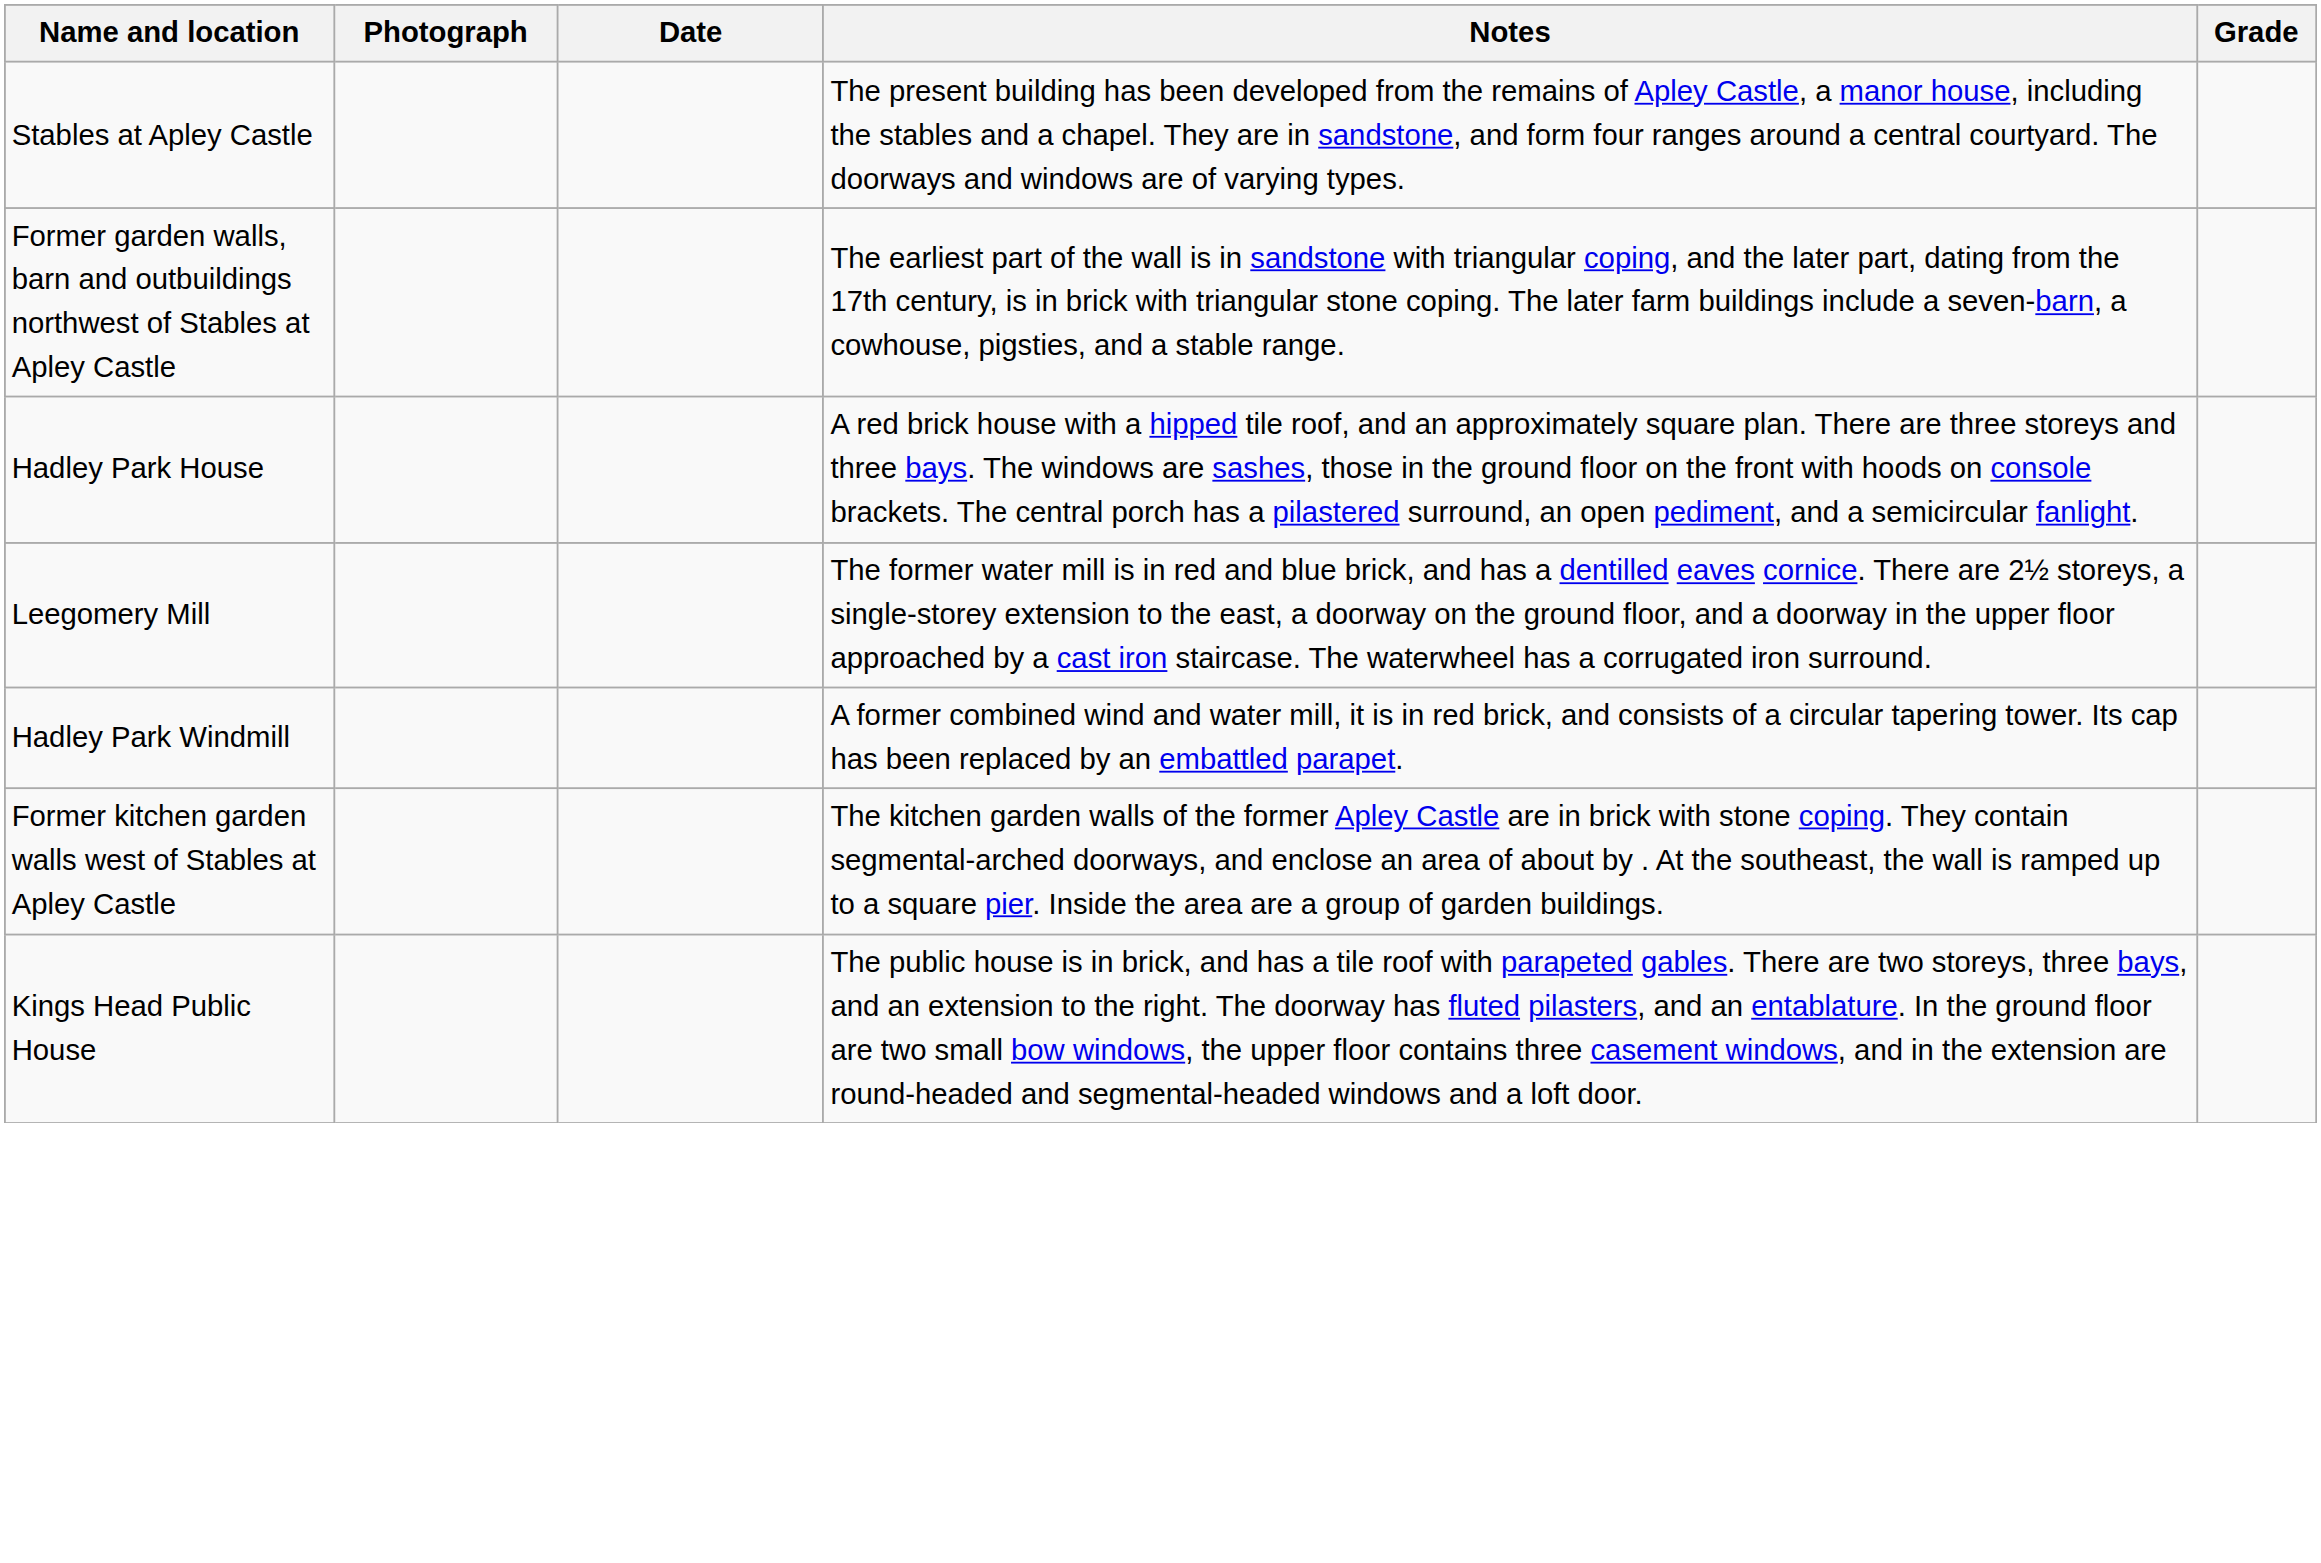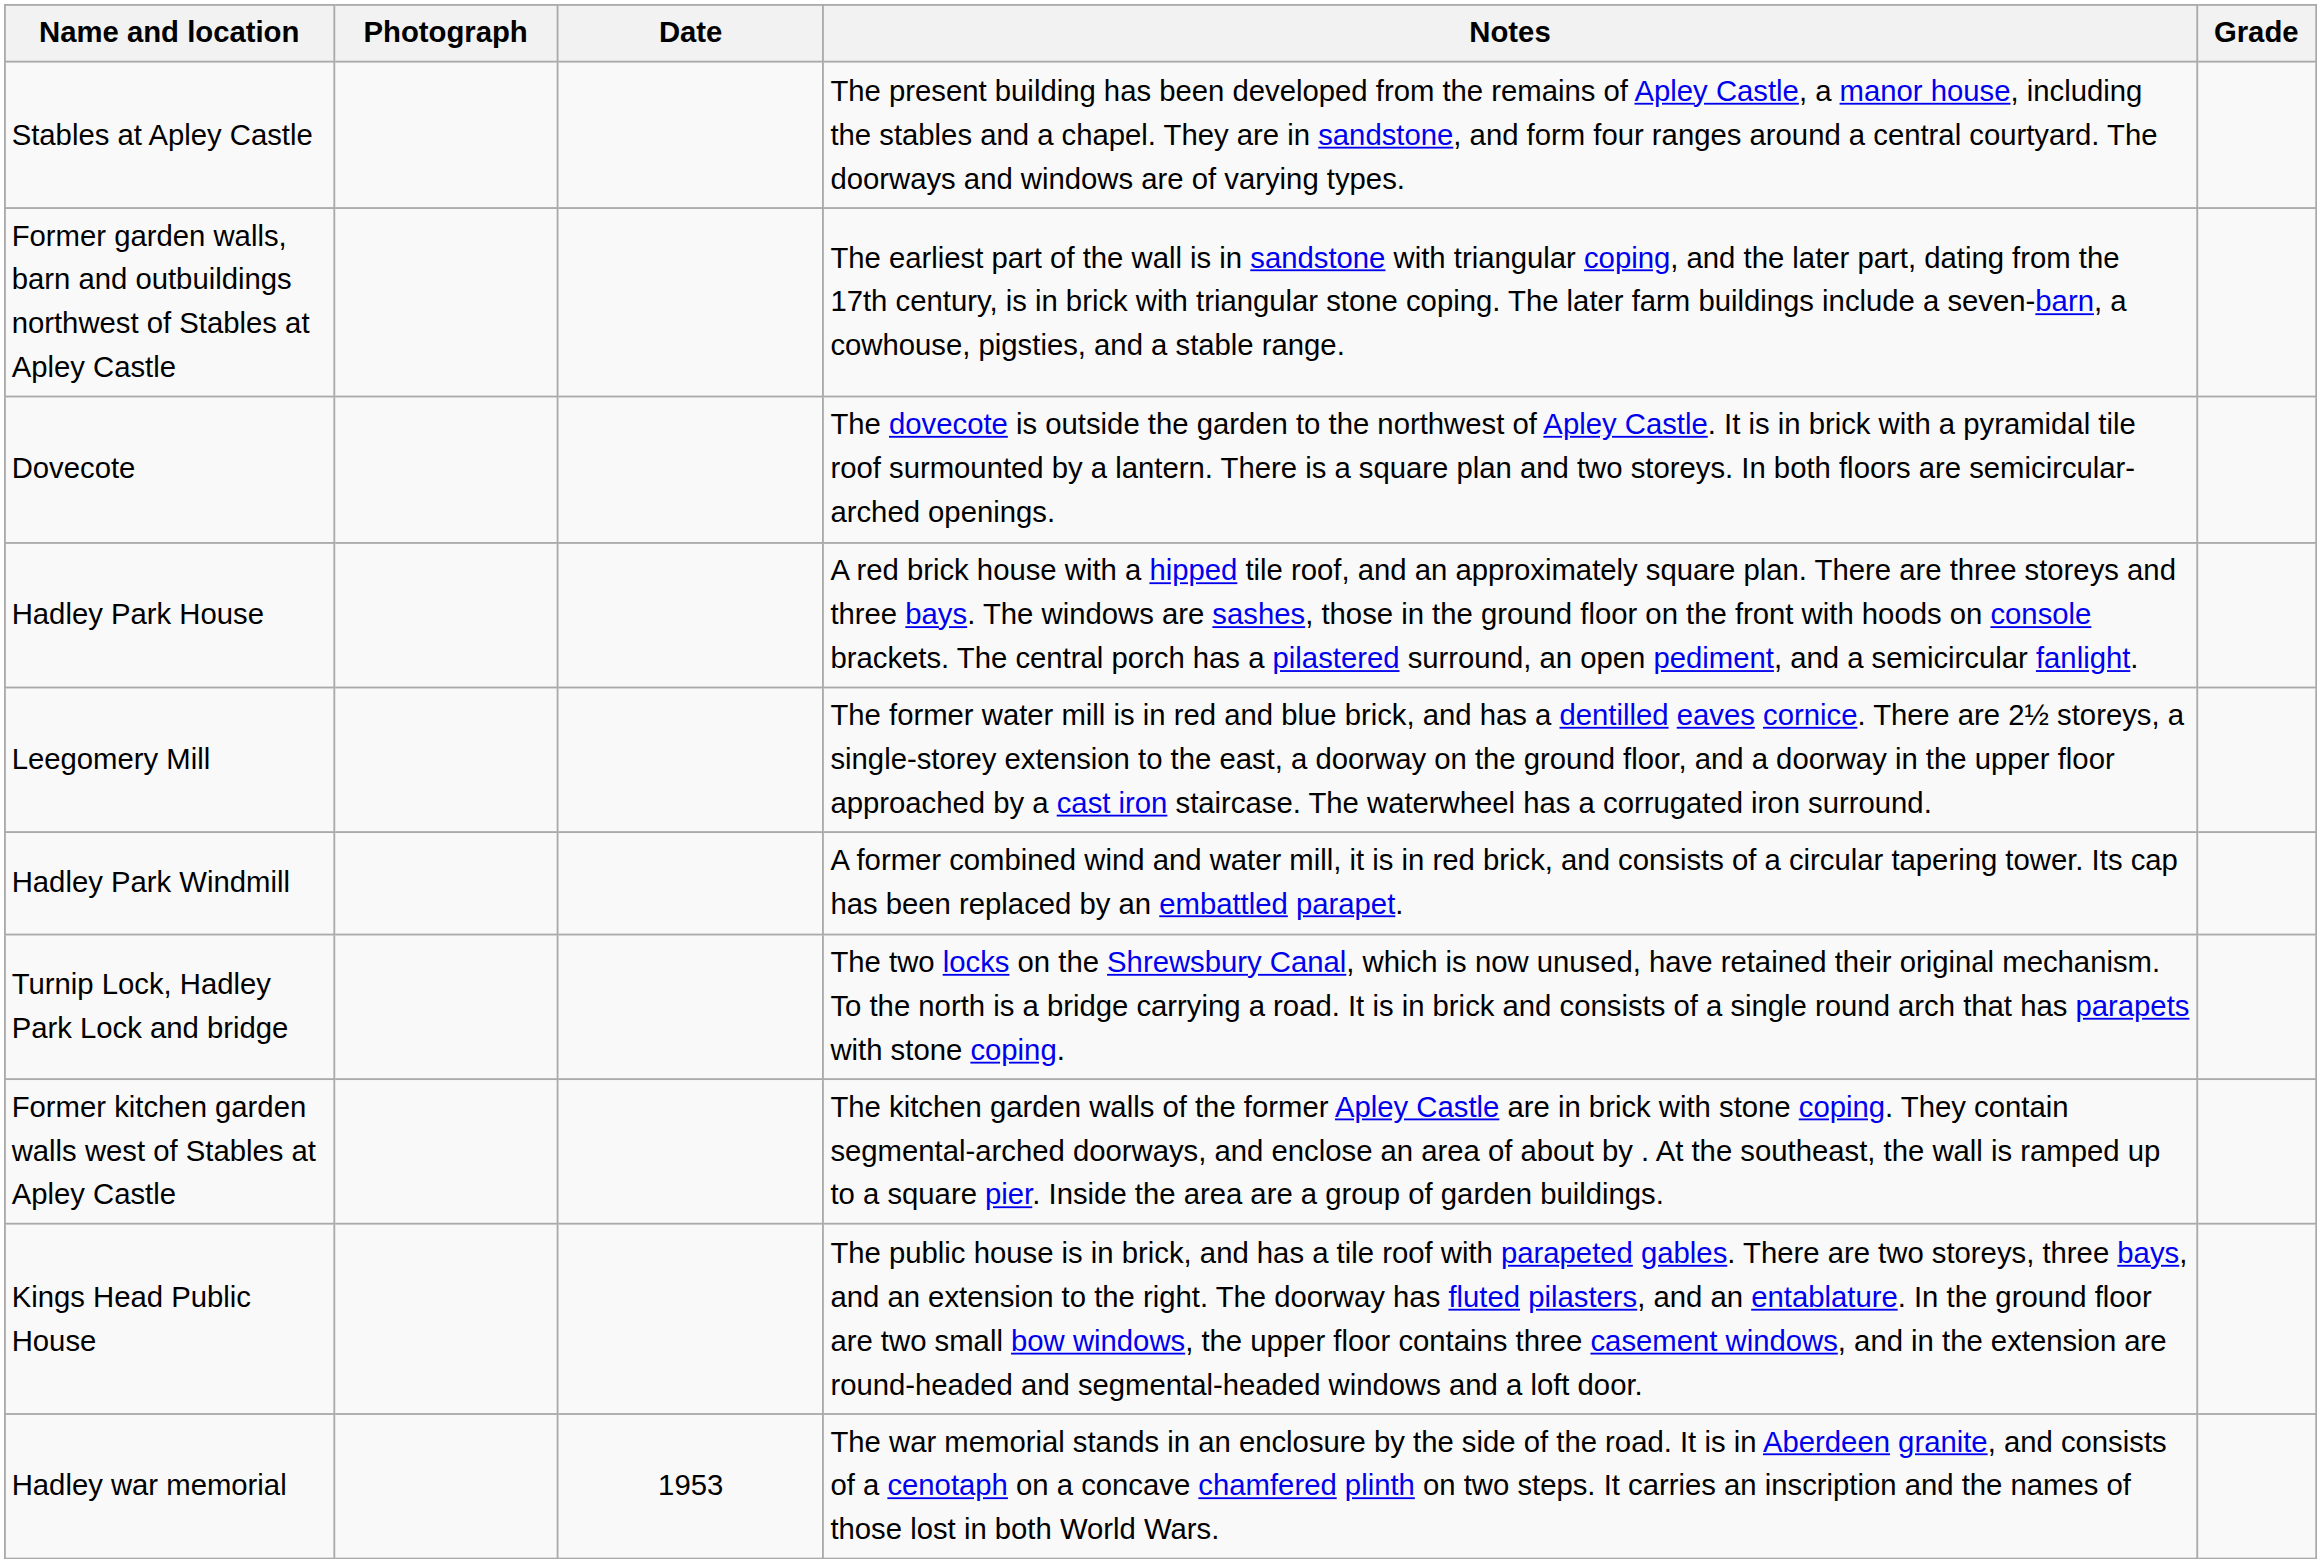+ row: (74, 468)
+ row: (150, 1006)
+ row: (149, 1485)
